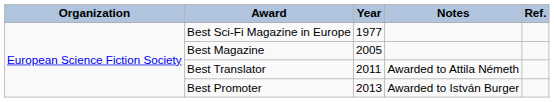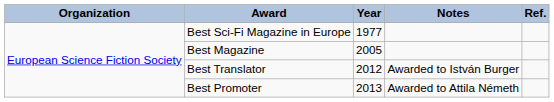(369, 69) 2011 -> (369, 69) 2012
(453, 69) Awarded to Attila Németh -> (453, 69) Awarded to István Burger
(453, 87) Awarded to István Burger -> (453, 87) Awarded to Attila Németh
